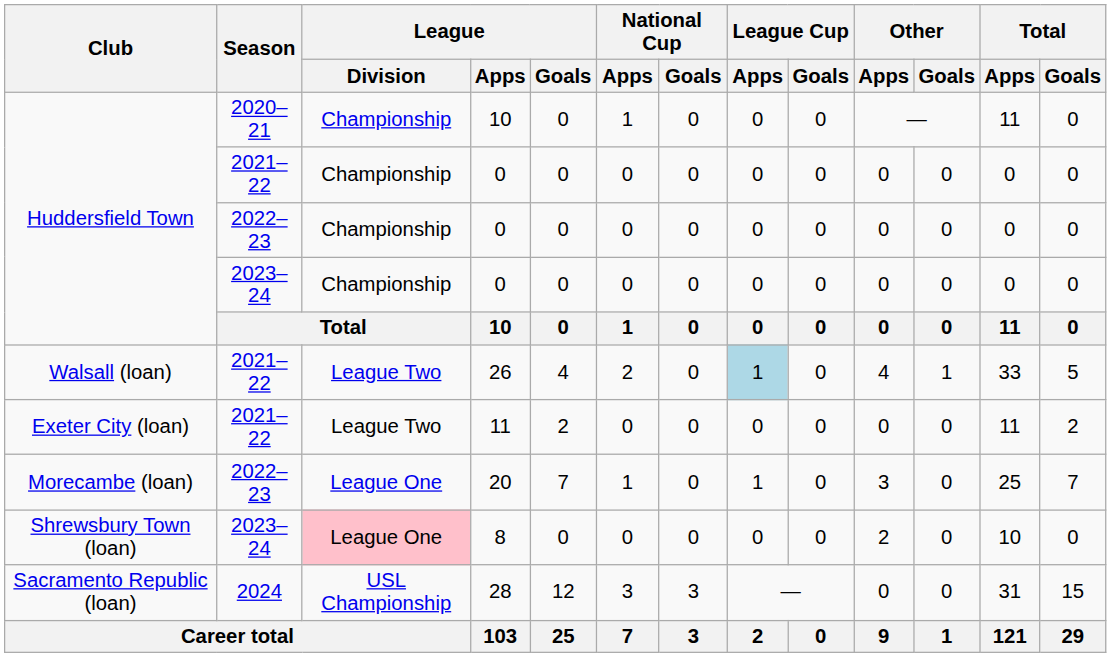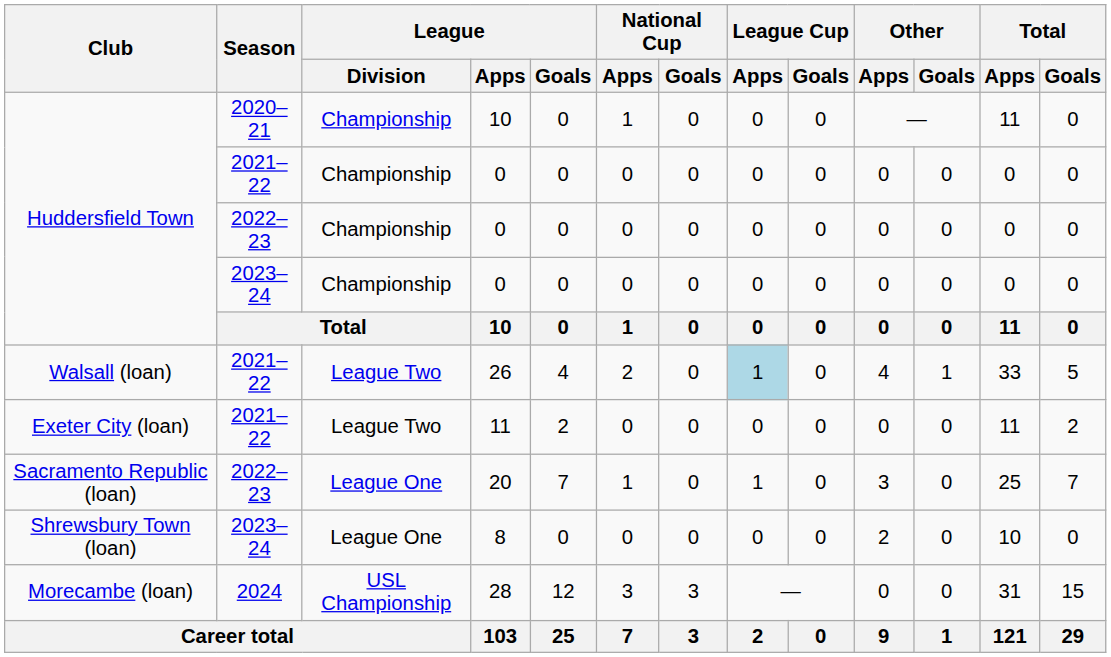(111, 482) Morecambe (loan) -> (111, 482) Sacramento Republic (loan)
(386, 537) pink background -> (386, 537) no background
(111, 592) Sacramento Republic (loan) -> (111, 592) Morecambe (loan)
